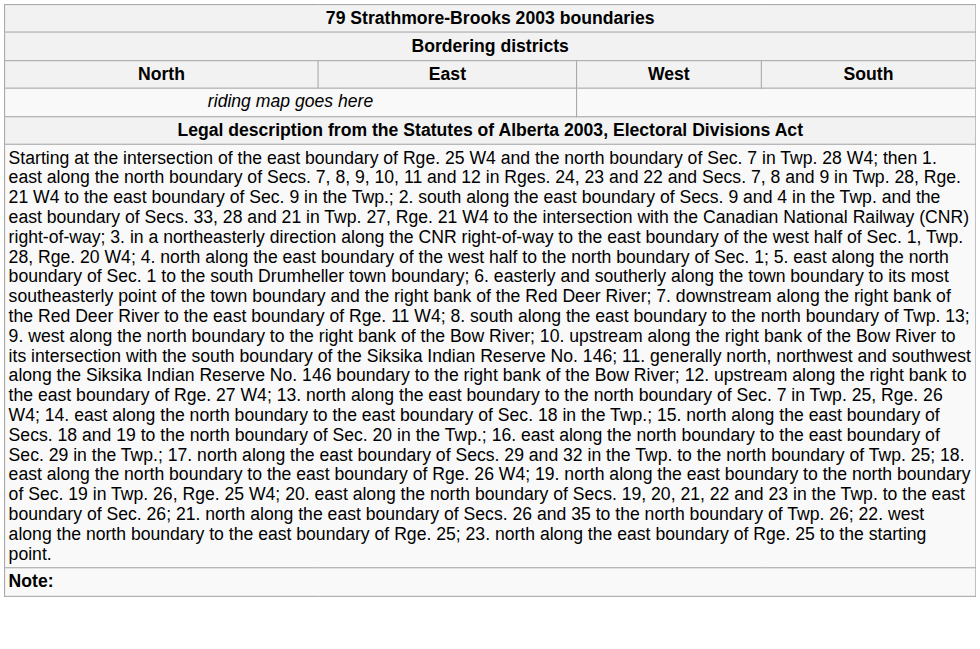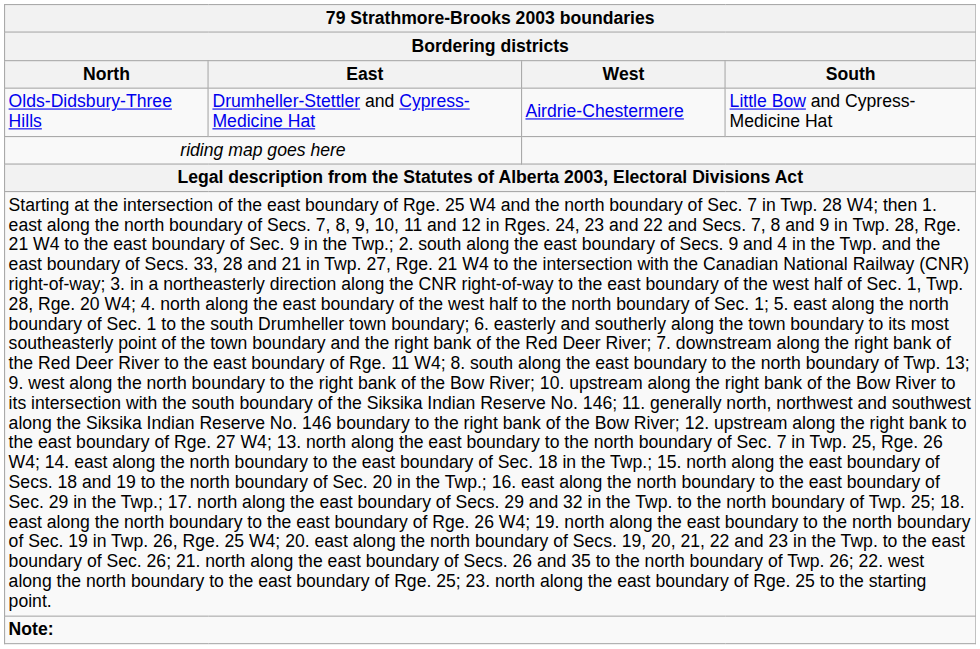+ row: (90, 112)
